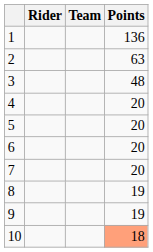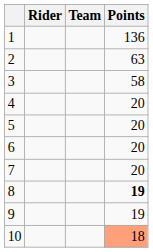(138, 81) 48 -> (138, 81) 58
(138, 192) normal -> (138, 192) bold
